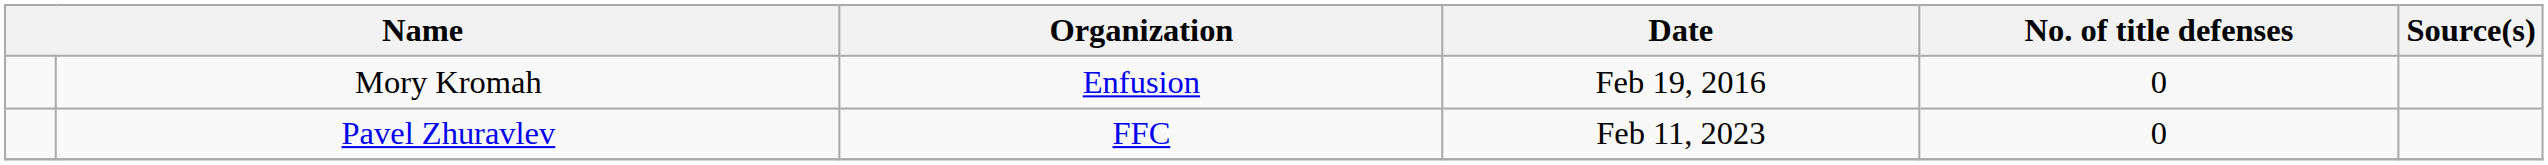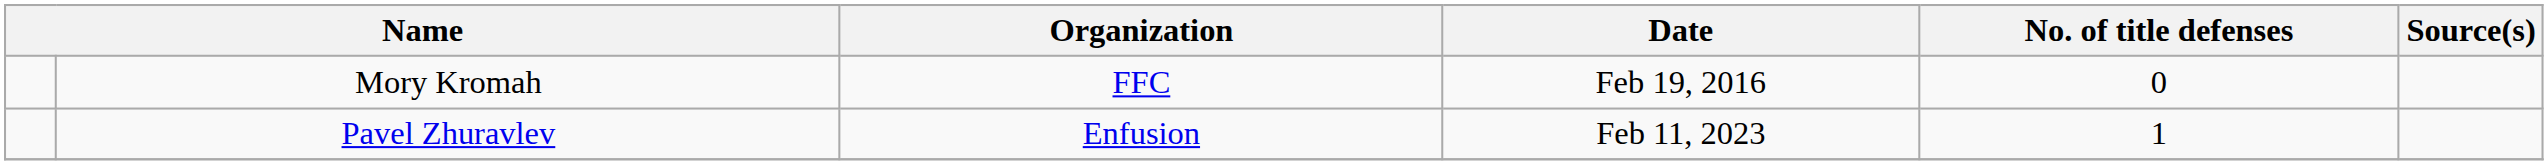(1141, 81) Enfusion -> (1141, 81) FFC
(1141, 133) FFC -> (1141, 133) Enfusion
(2159, 133) 0 -> (2159, 133) 1
